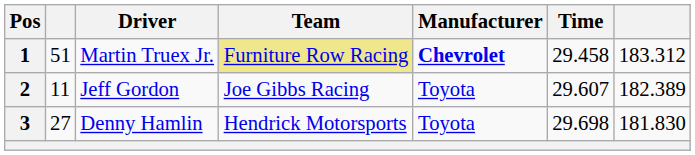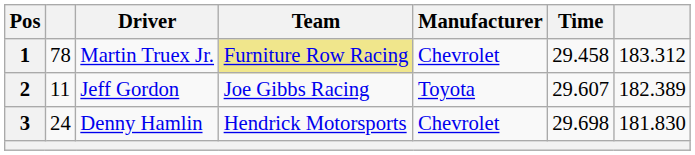(60, 55) 51 -> (60, 55) 78
(461, 55) bold -> (459, 55) normal
(60, 123) 27 -> (60, 123) 24
(447, 123) Toyota -> (459, 123) Chevrolet
